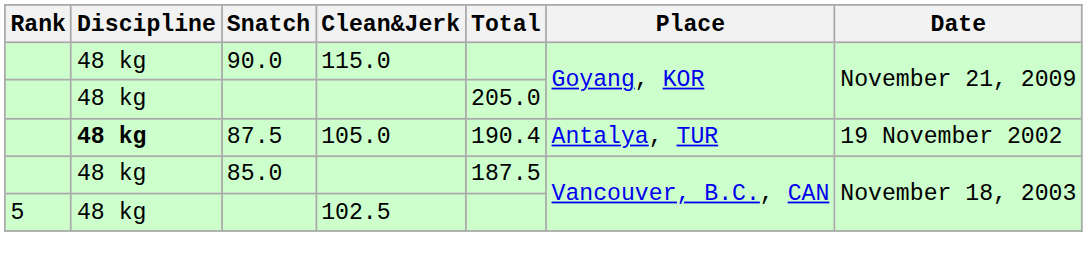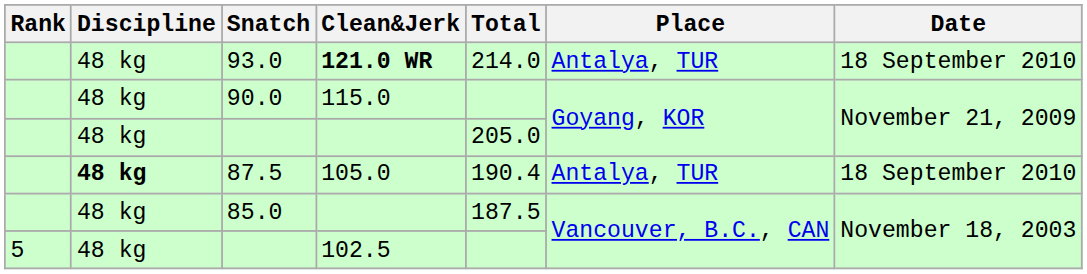+ row: (255, 61)
(951, 137) 19 November 2002 -> (958, 175) 18 September 2010
